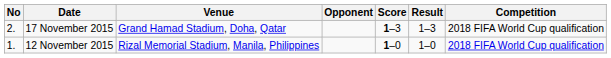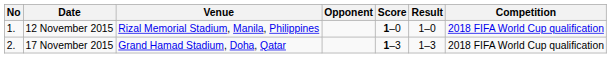rows swapped: (69, 45) <-> (69, 28)
